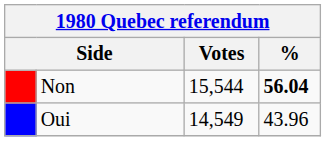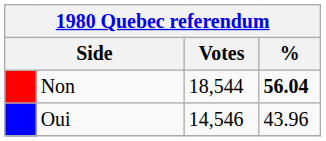(216, 86) 15,544 -> (216, 86) 18,544
(216, 119) 14,549 -> (216, 119) 14,546
